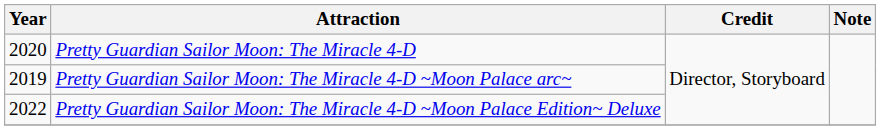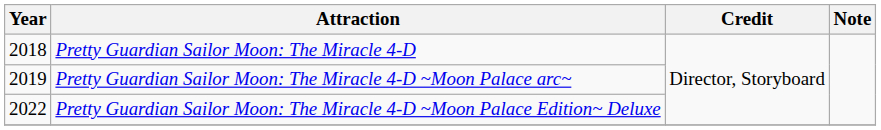(28, 49) 2020 -> (28, 49) 2018
